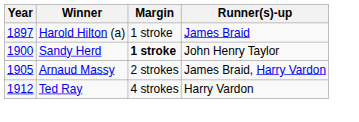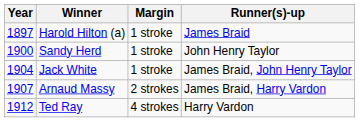(153, 51) bold -> (152, 51) normal
+ row: (68, 70)
(20, 70) 1905 -> (20, 88) 1907
